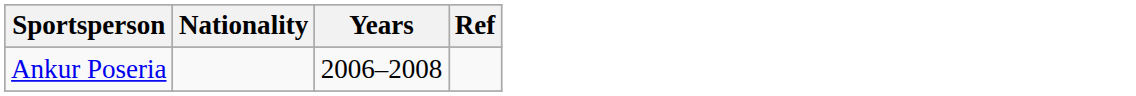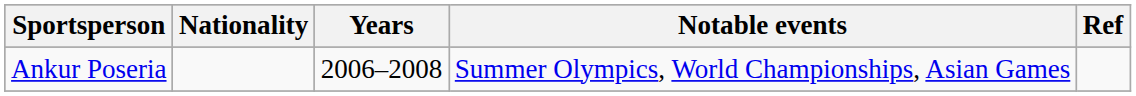+ column: (763, 25)
